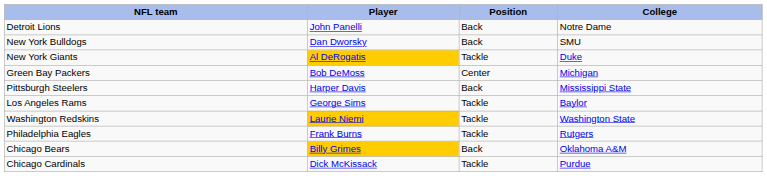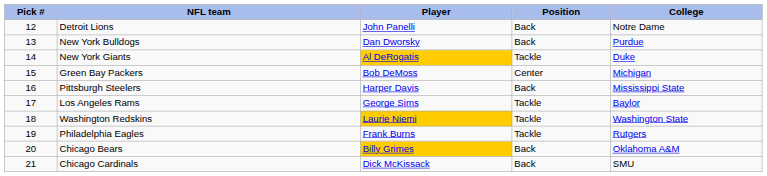+ column: (31, 12)
(570, 42) SMU -> (628, 42) Purdue
(475, 164) Tackle -> (525, 164) Back
(575, 164) Purdue -> (623, 164) SMU
